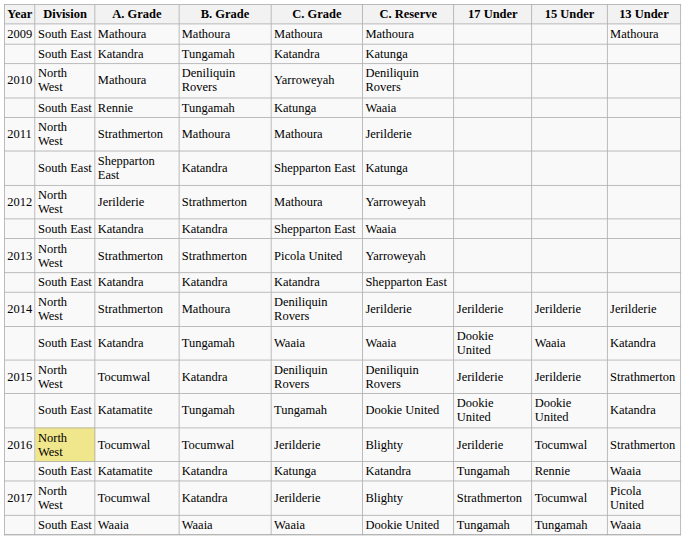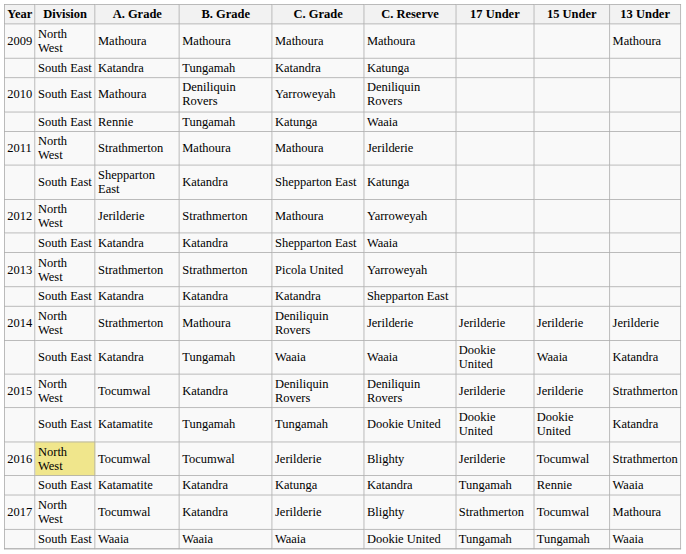(65, 34) South East -> (53, 41) North West
(53, 80) North West -> (65, 94) South East
(627, 498) Picola United -> (637, 512) Mathoura
